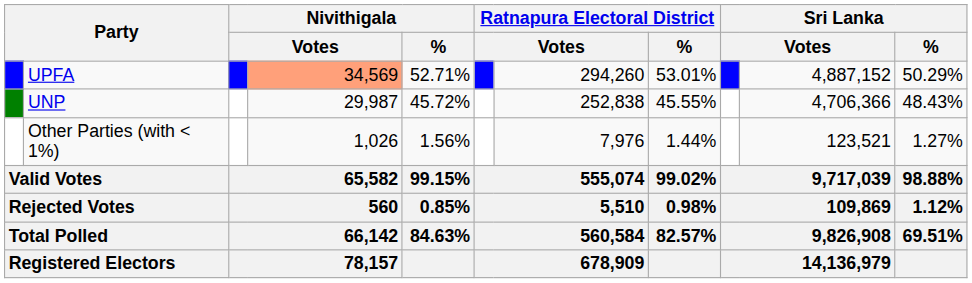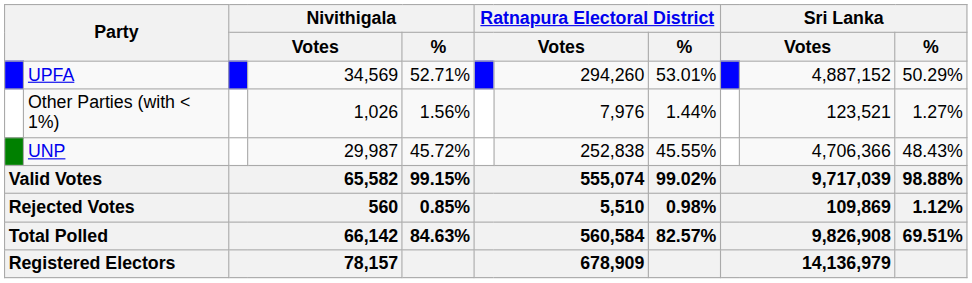(371, 74) lightsalmon background -> (371, 74) no background
rows swapped: (47, 103) <-> (109, 141)
